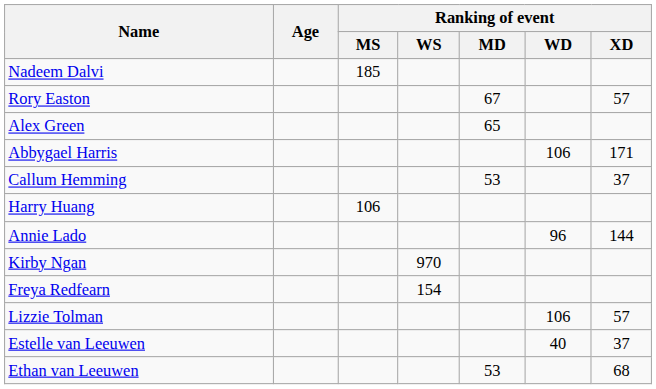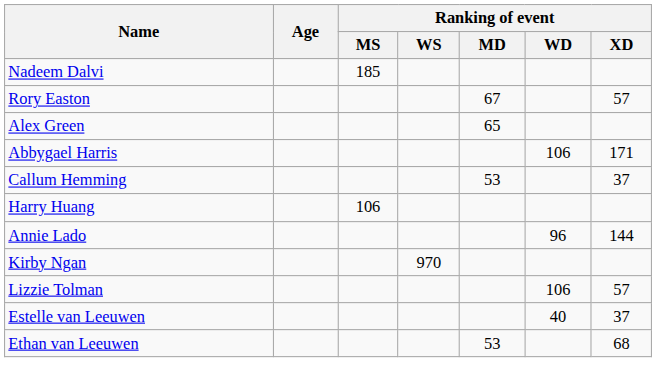- row: (59, 288)
